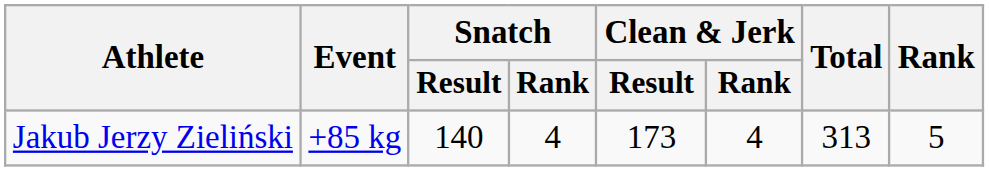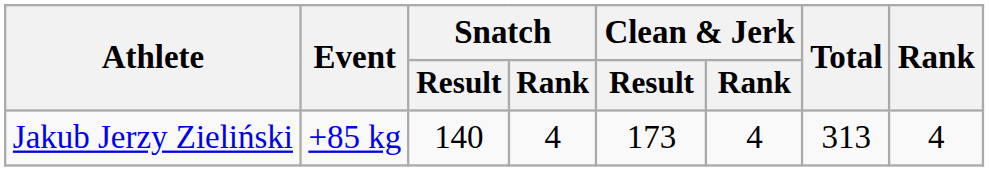(936, 137) 5 -> (936, 137) 4
